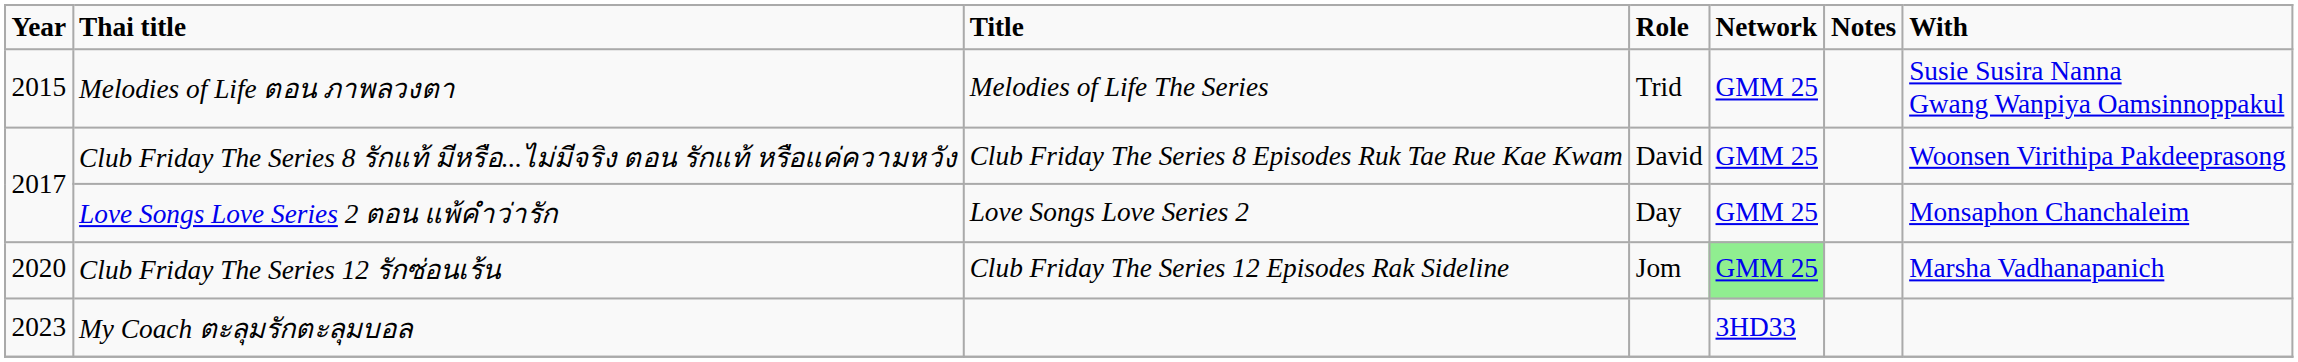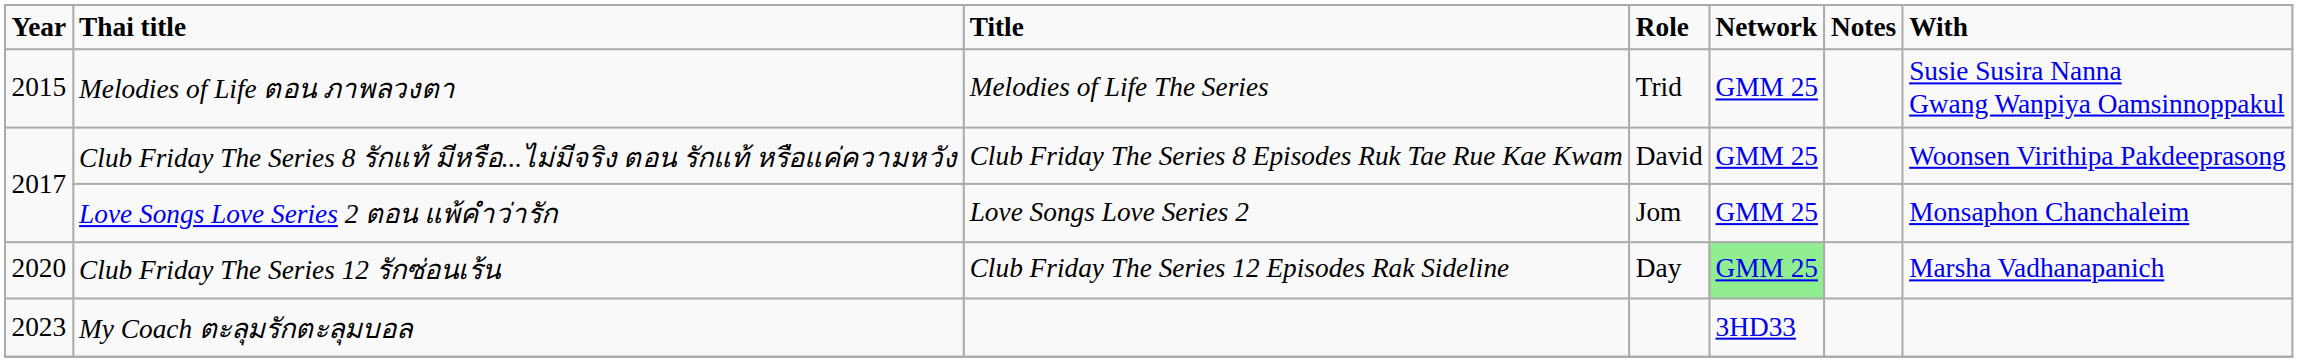(1659, 212) Day -> (1659, 212) Jom
(1659, 269) Jom -> (1659, 269) Day
